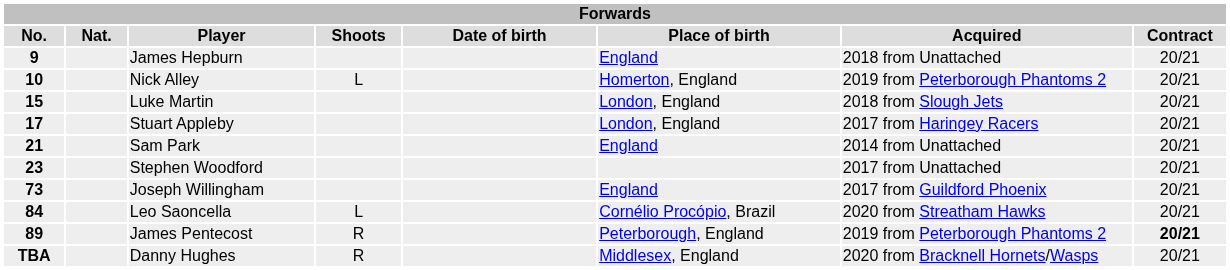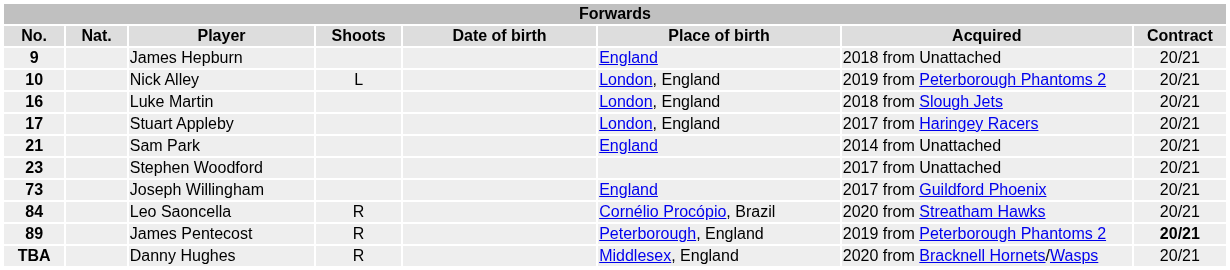(668, 80) Homerton, England -> (660, 80) London, England
(34, 102) 15 -> (34, 102) 16
(359, 212) L -> (359, 212) R
